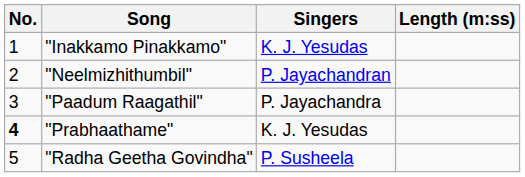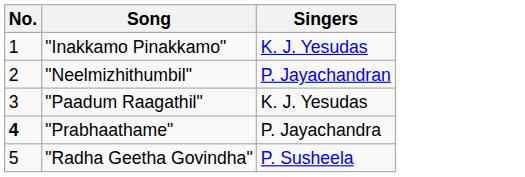- column: (457, 19)
(321, 102) P. Jayachandra -> (314, 102) K. J. Yesudas
(314, 130) K. J. Yesudas -> (321, 130) P. Jayachandra
